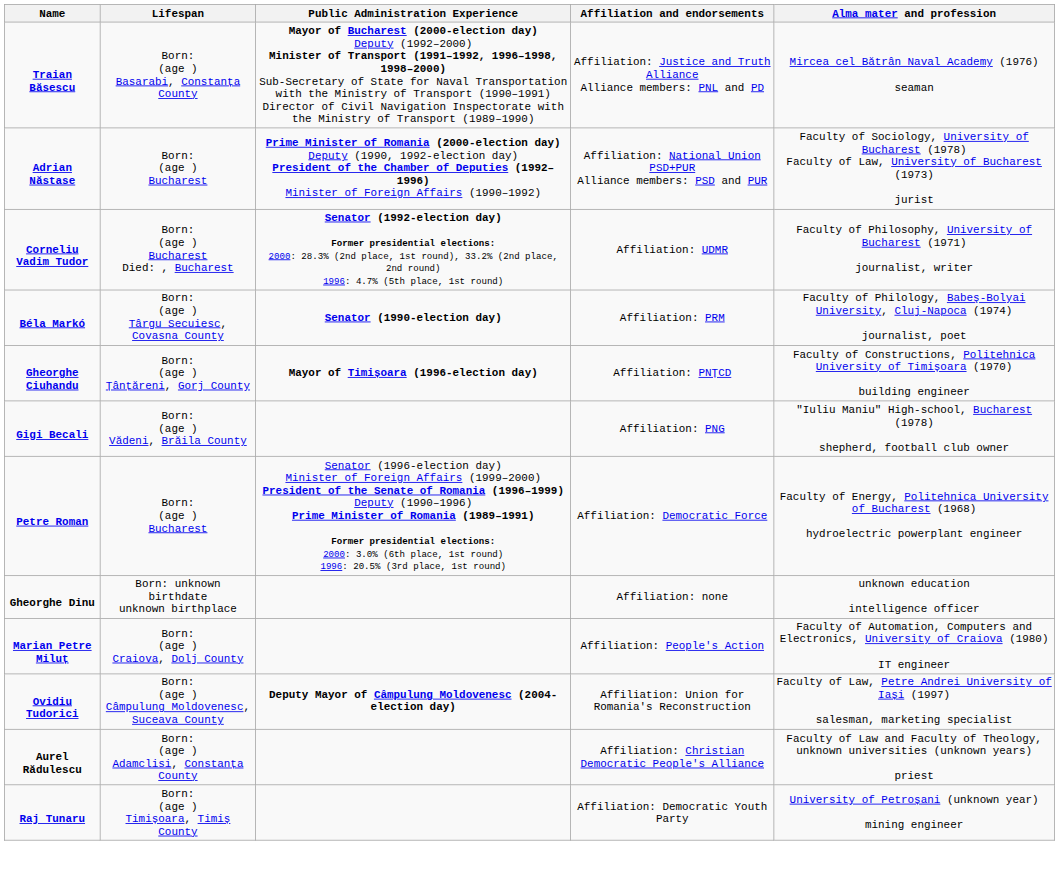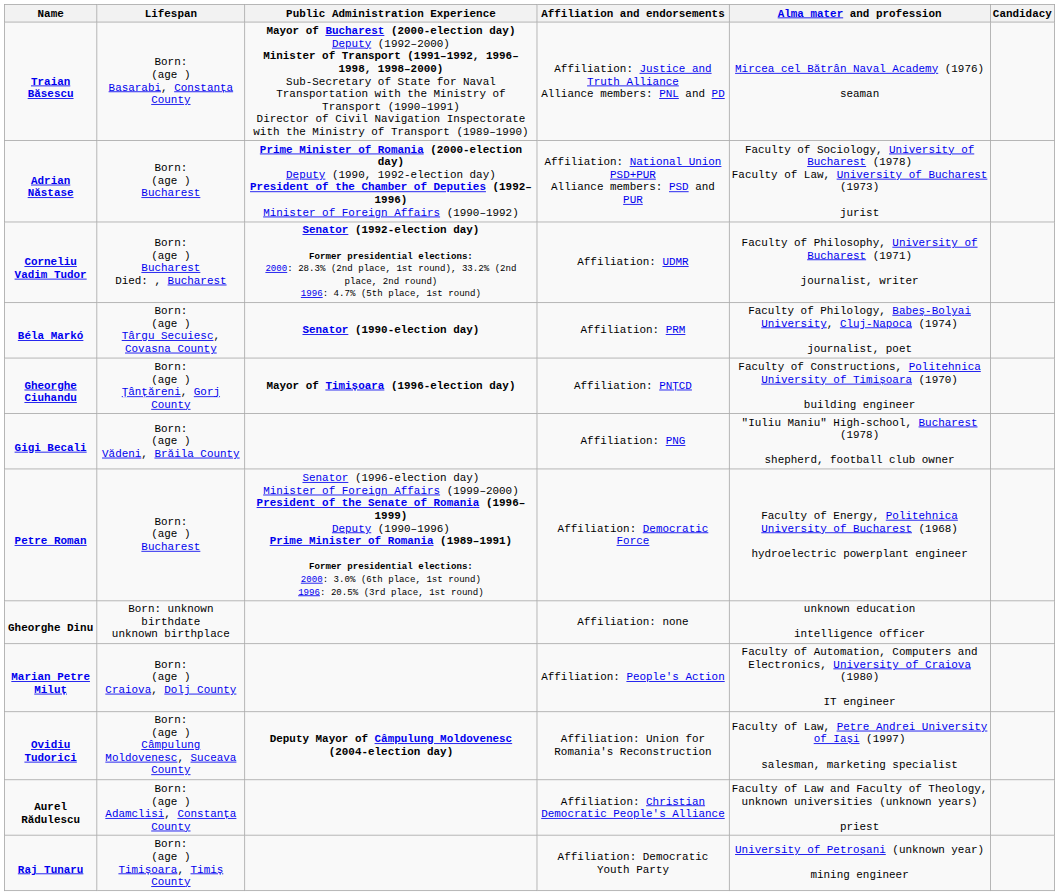+ column: (1022, 13)
